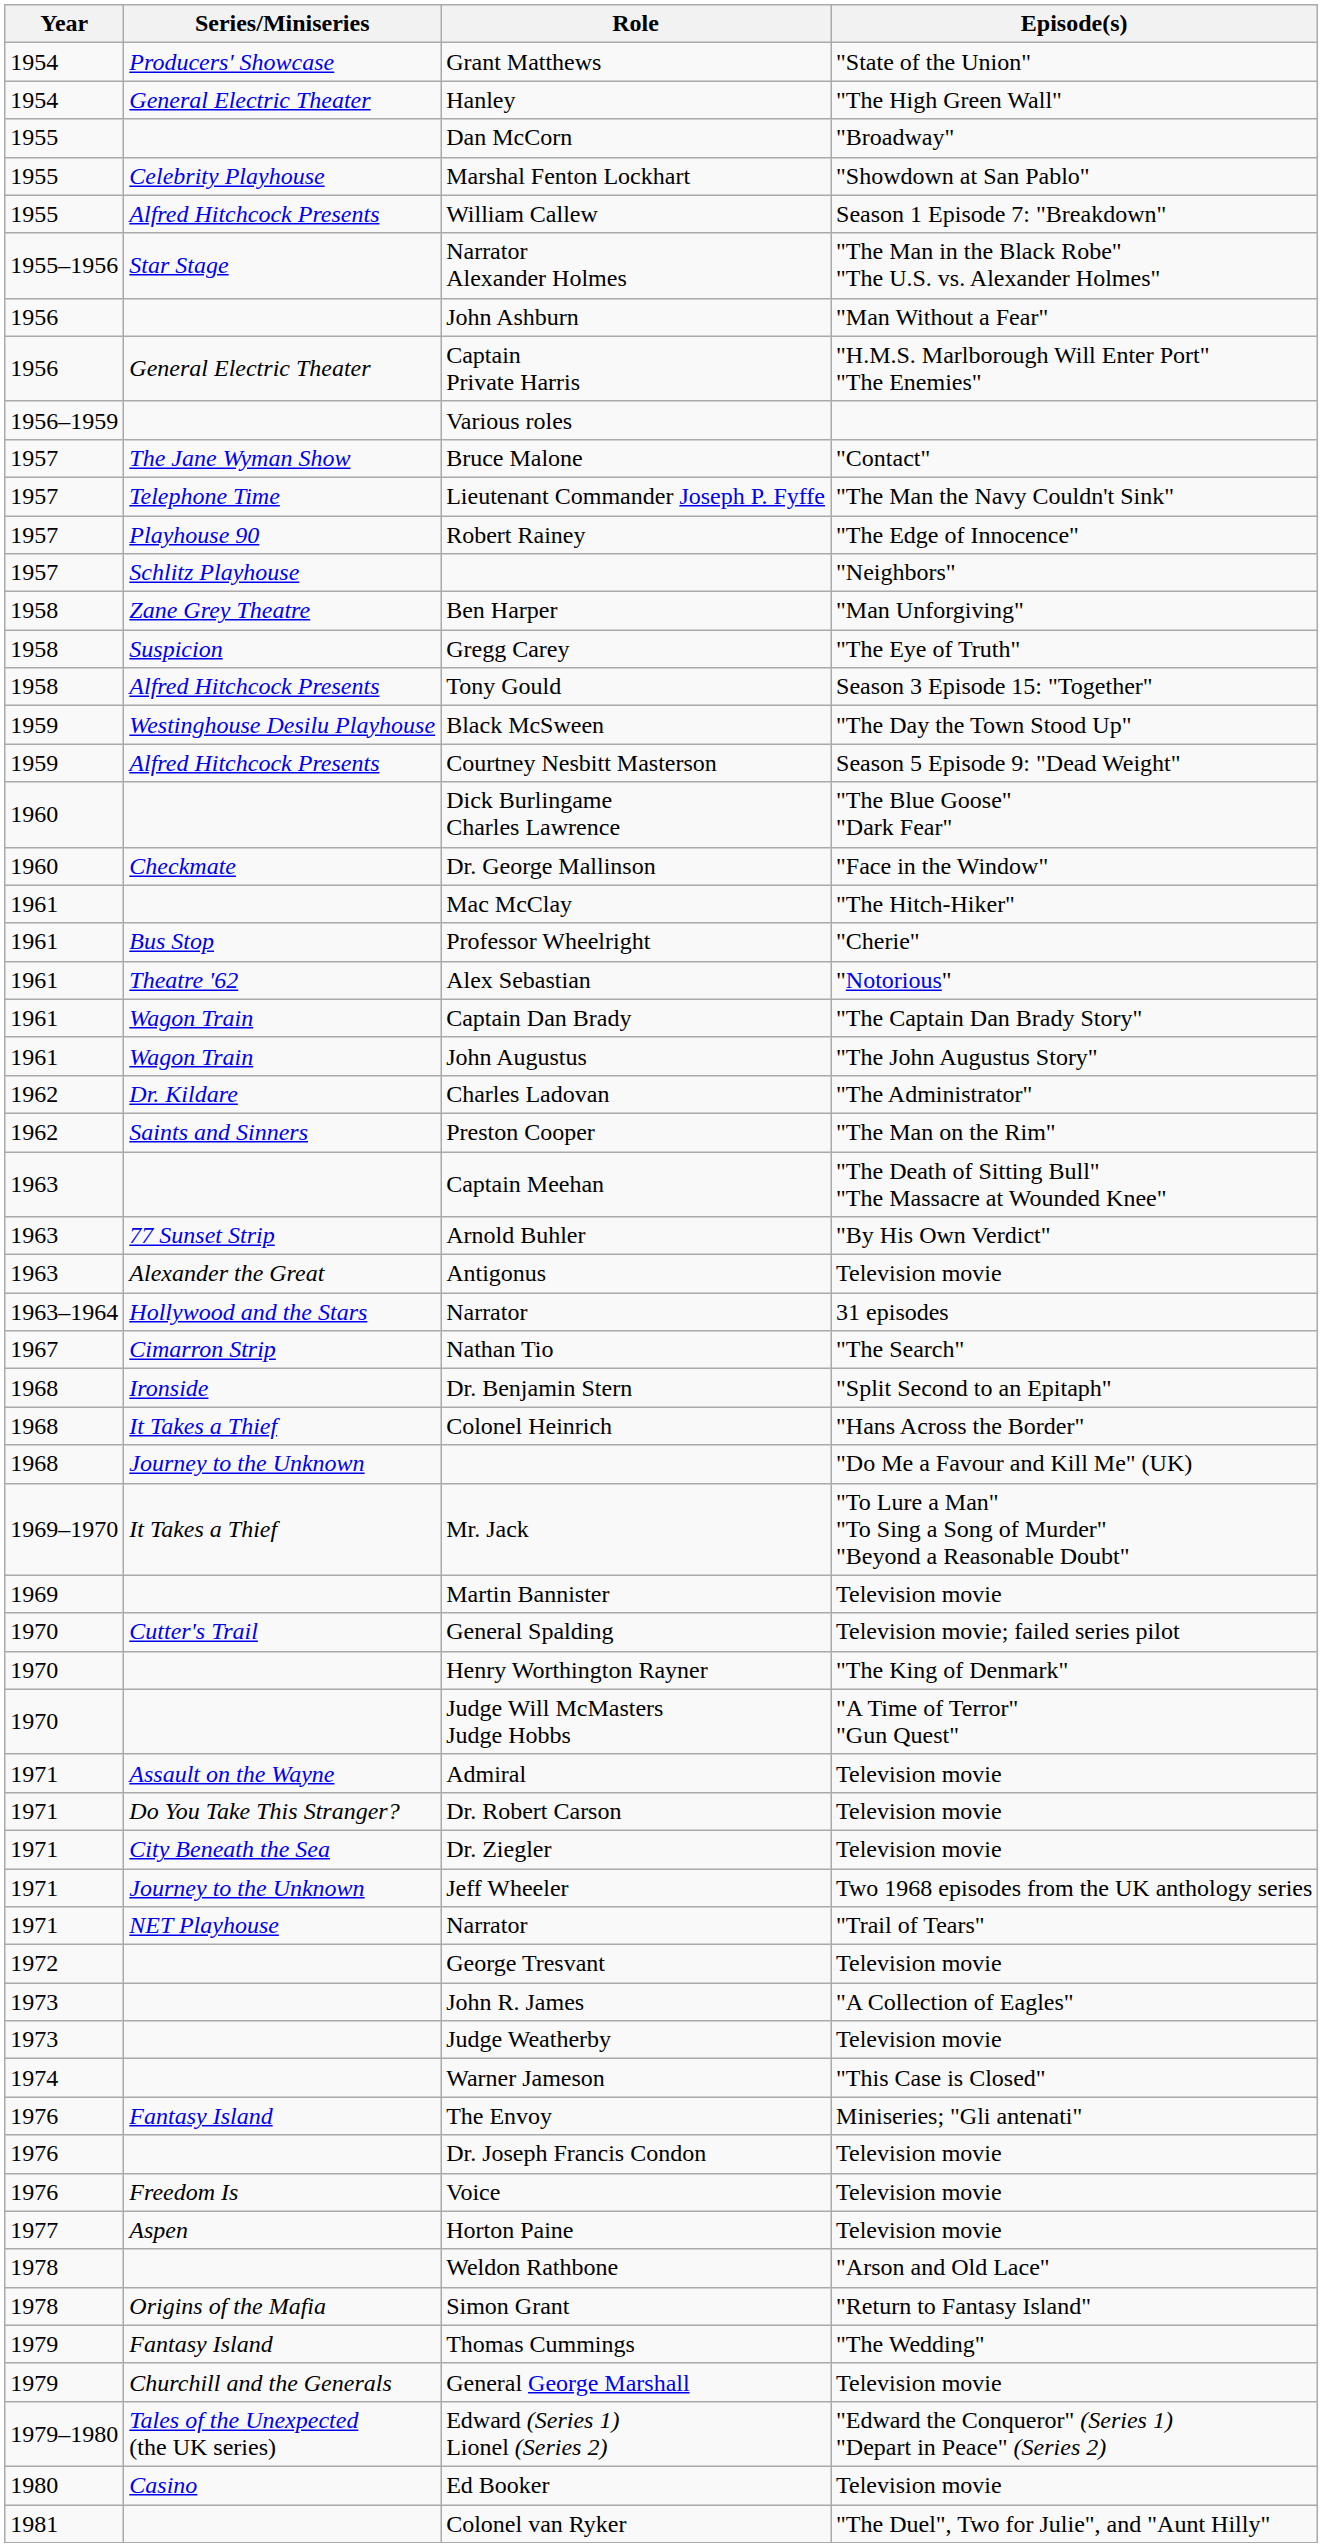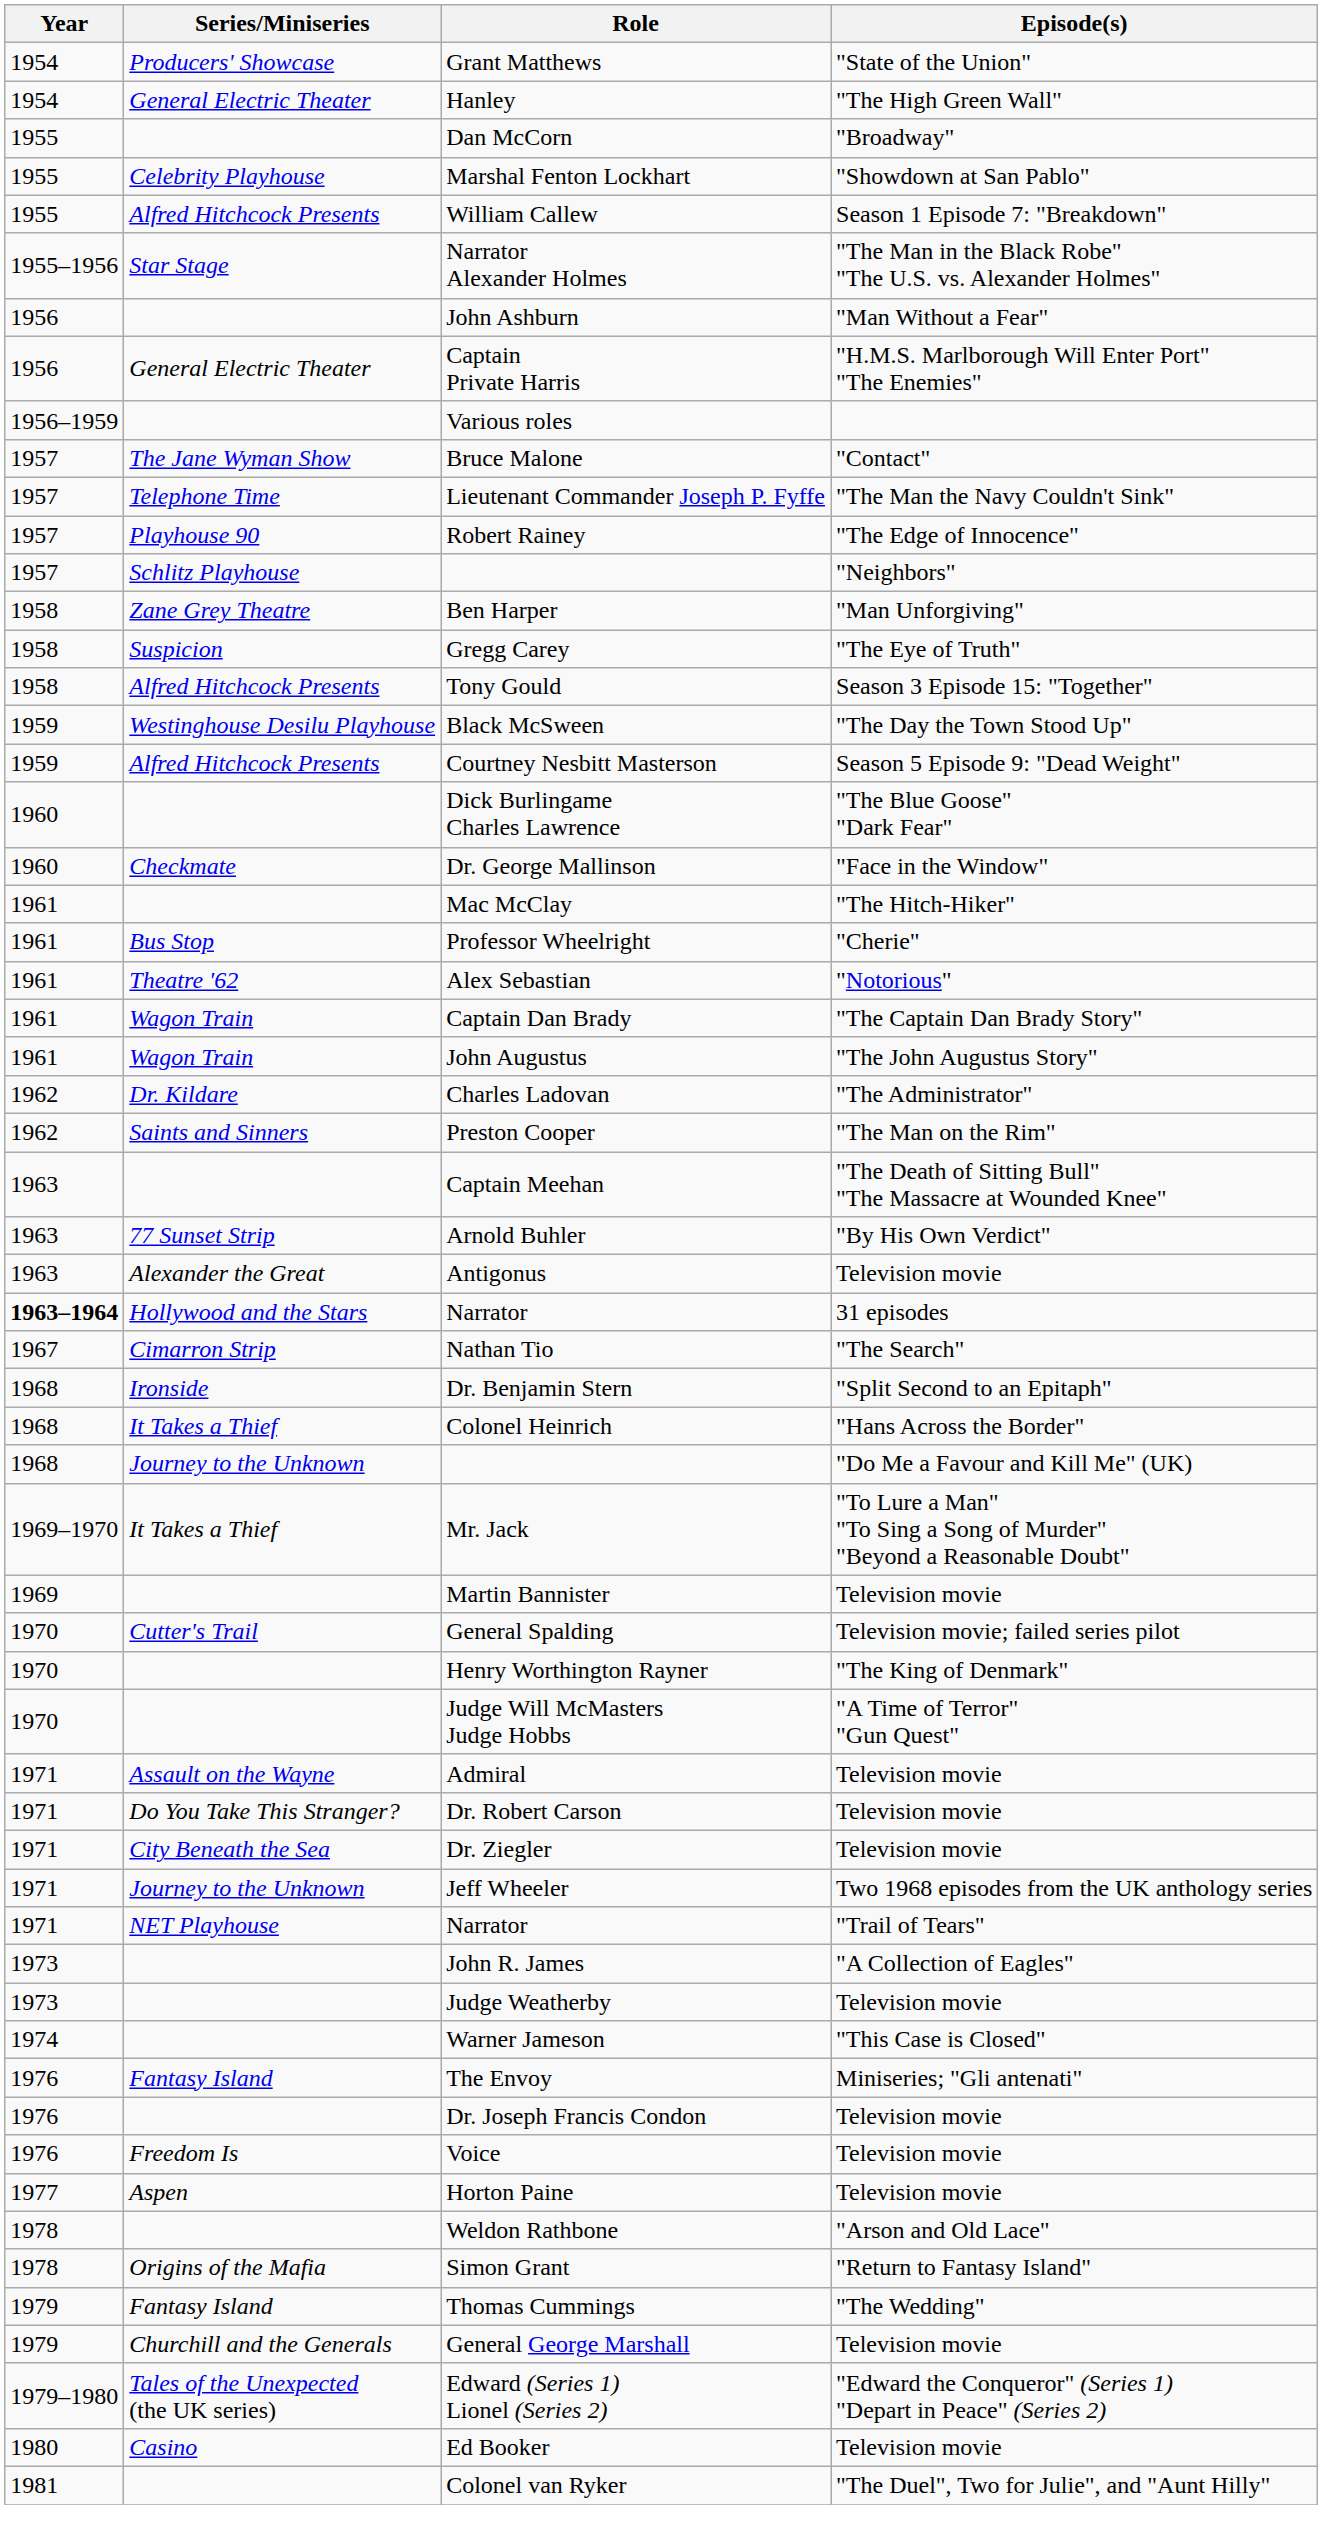(64, 1311) normal -> (64, 1311) bold
- row: (526, 1963)
